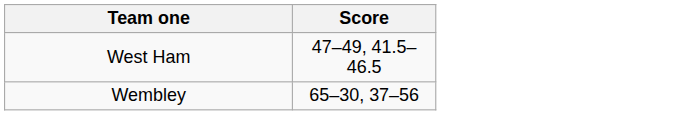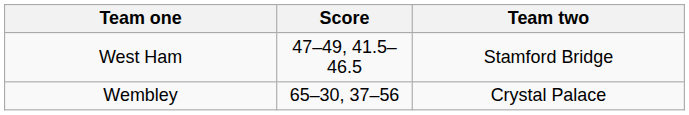+ column: (548, 18)
